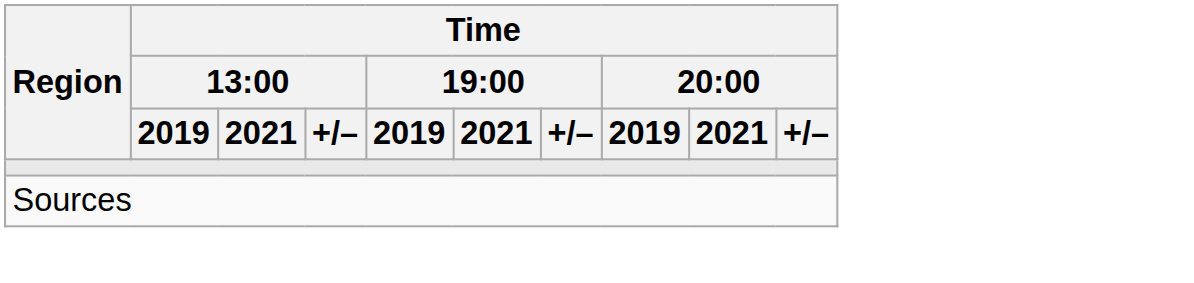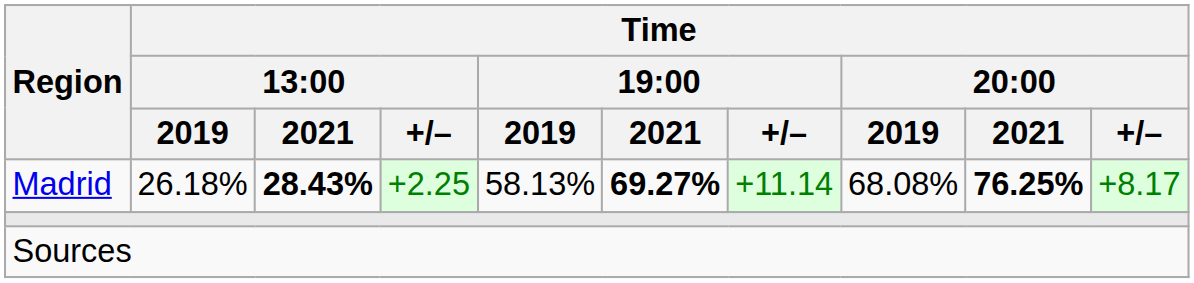+ row: (62, 184)
